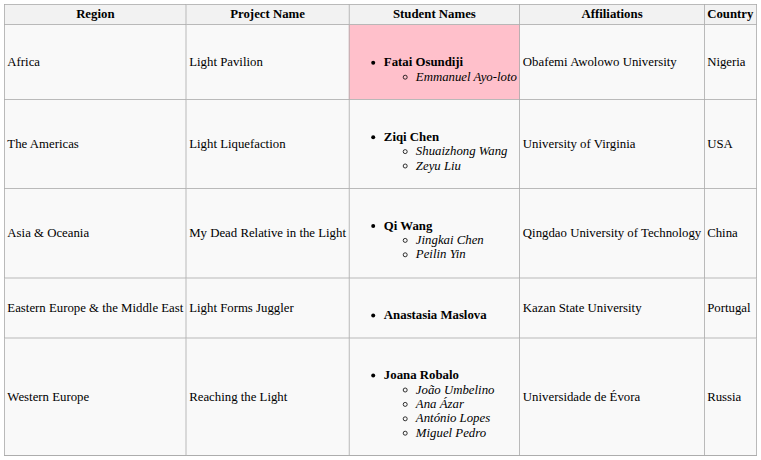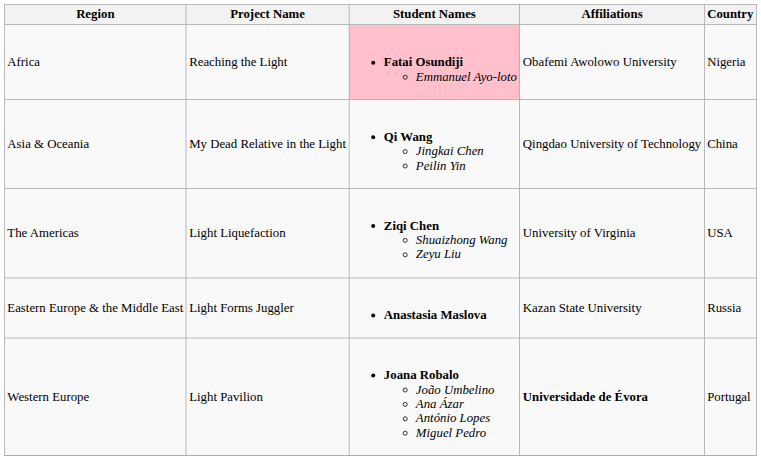(226, 62) Light Pavilion -> (238, 62) Reaching the Light
rows swapped: (43, 144) <-> (48, 233)
(729, 307) Portugal -> (724, 307) Russia
(238, 396) Reaching the Light -> (226, 396) Light Pavilion
(581, 396) normal -> (585, 396) bold
(724, 396) Russia -> (729, 396) Portugal
